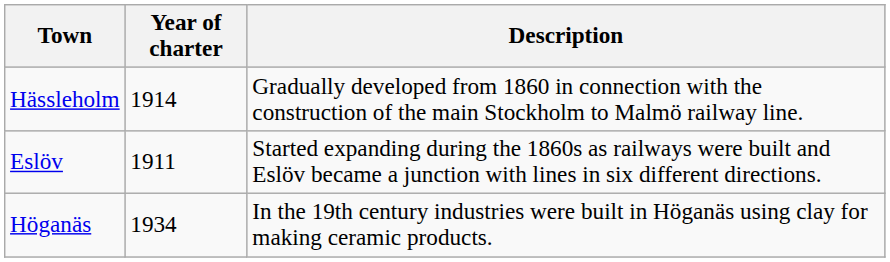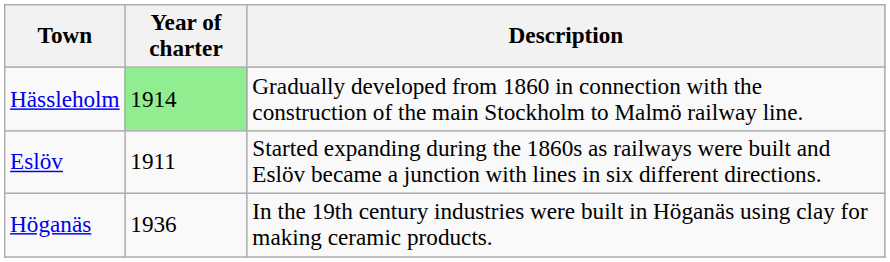(154, 98) no background -> (154, 98) lightgreen background
(154, 224) 1934 -> (154, 224) 1936
